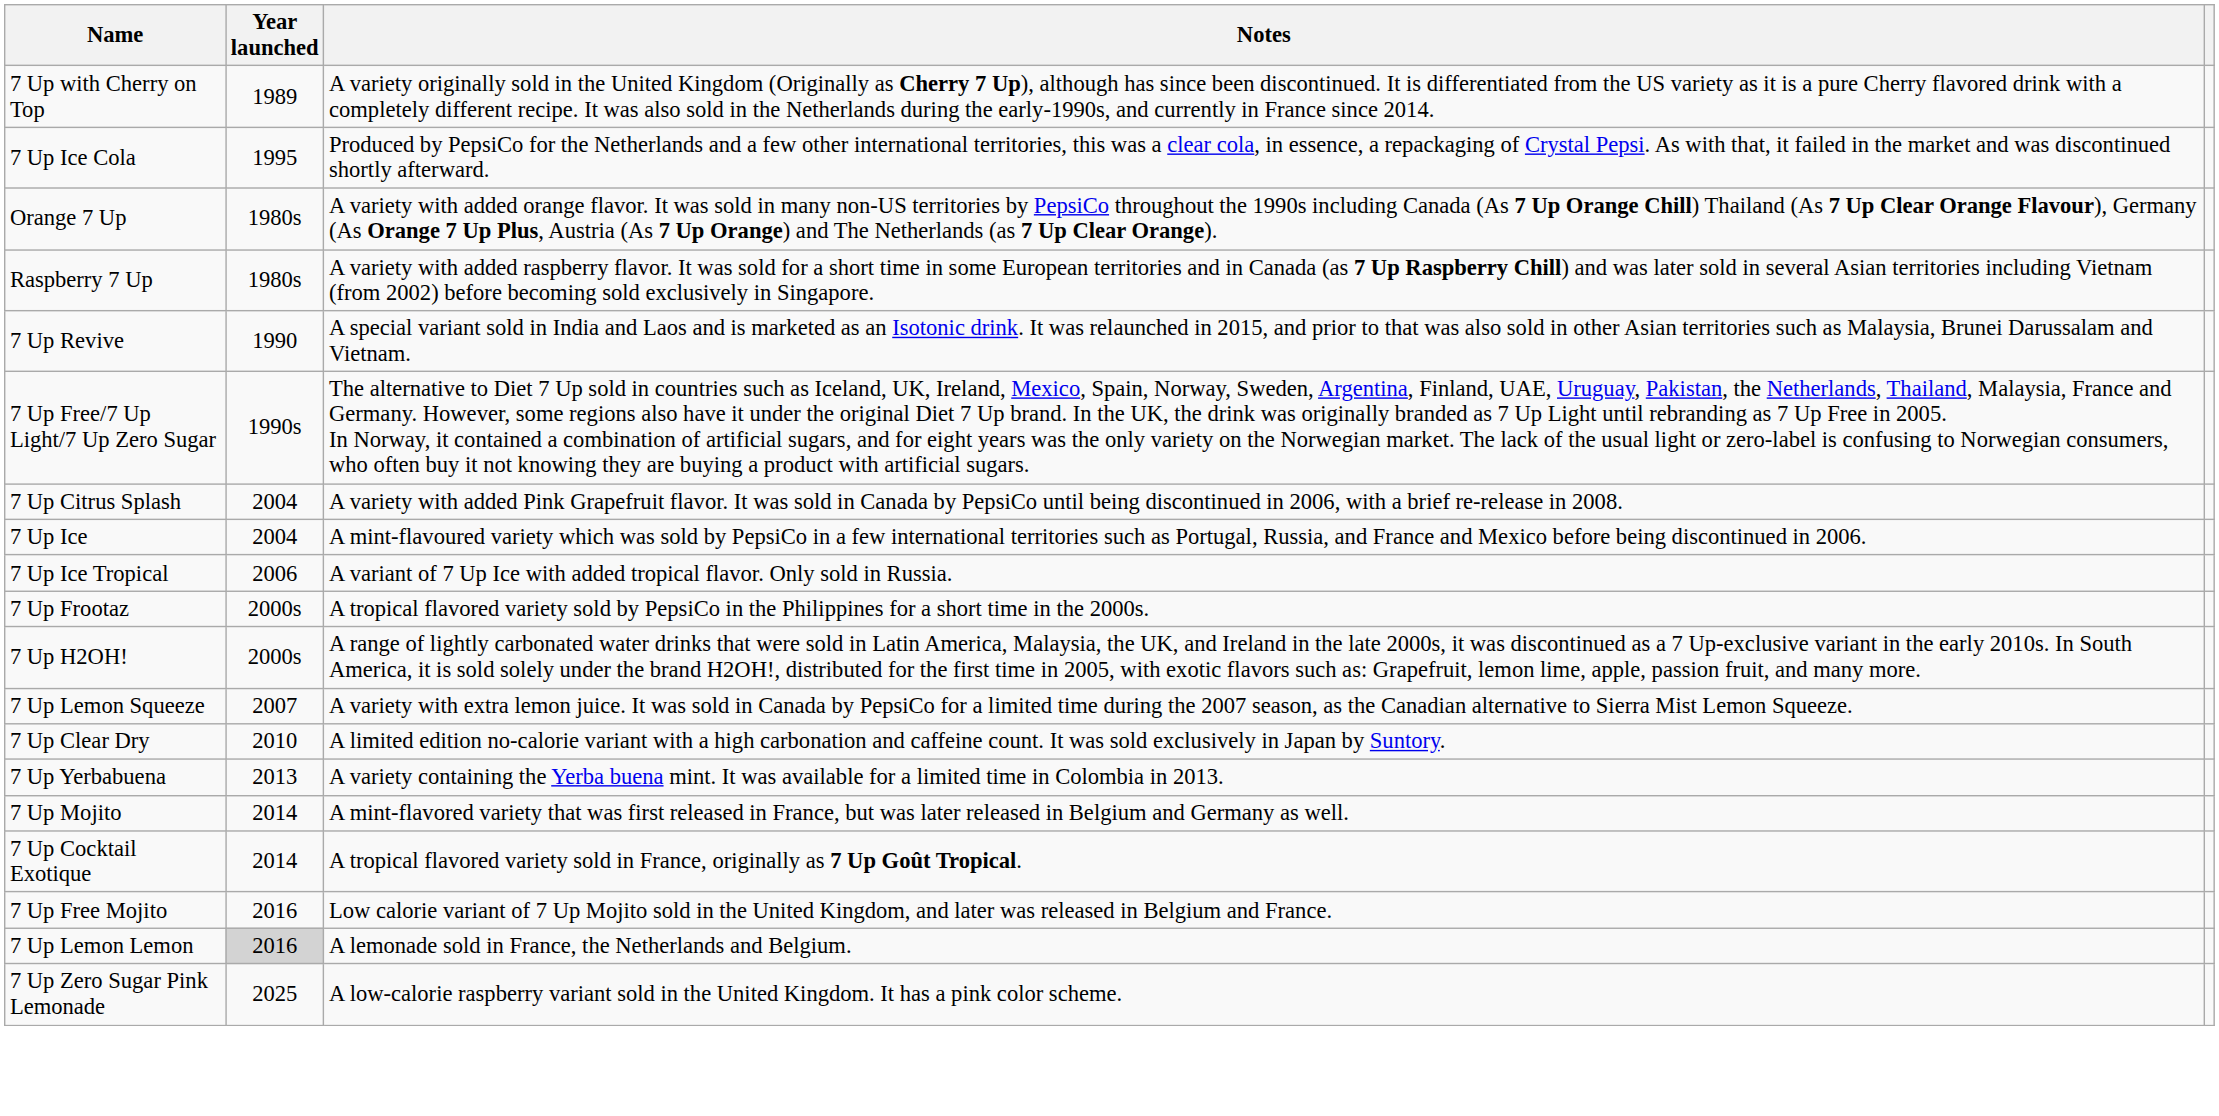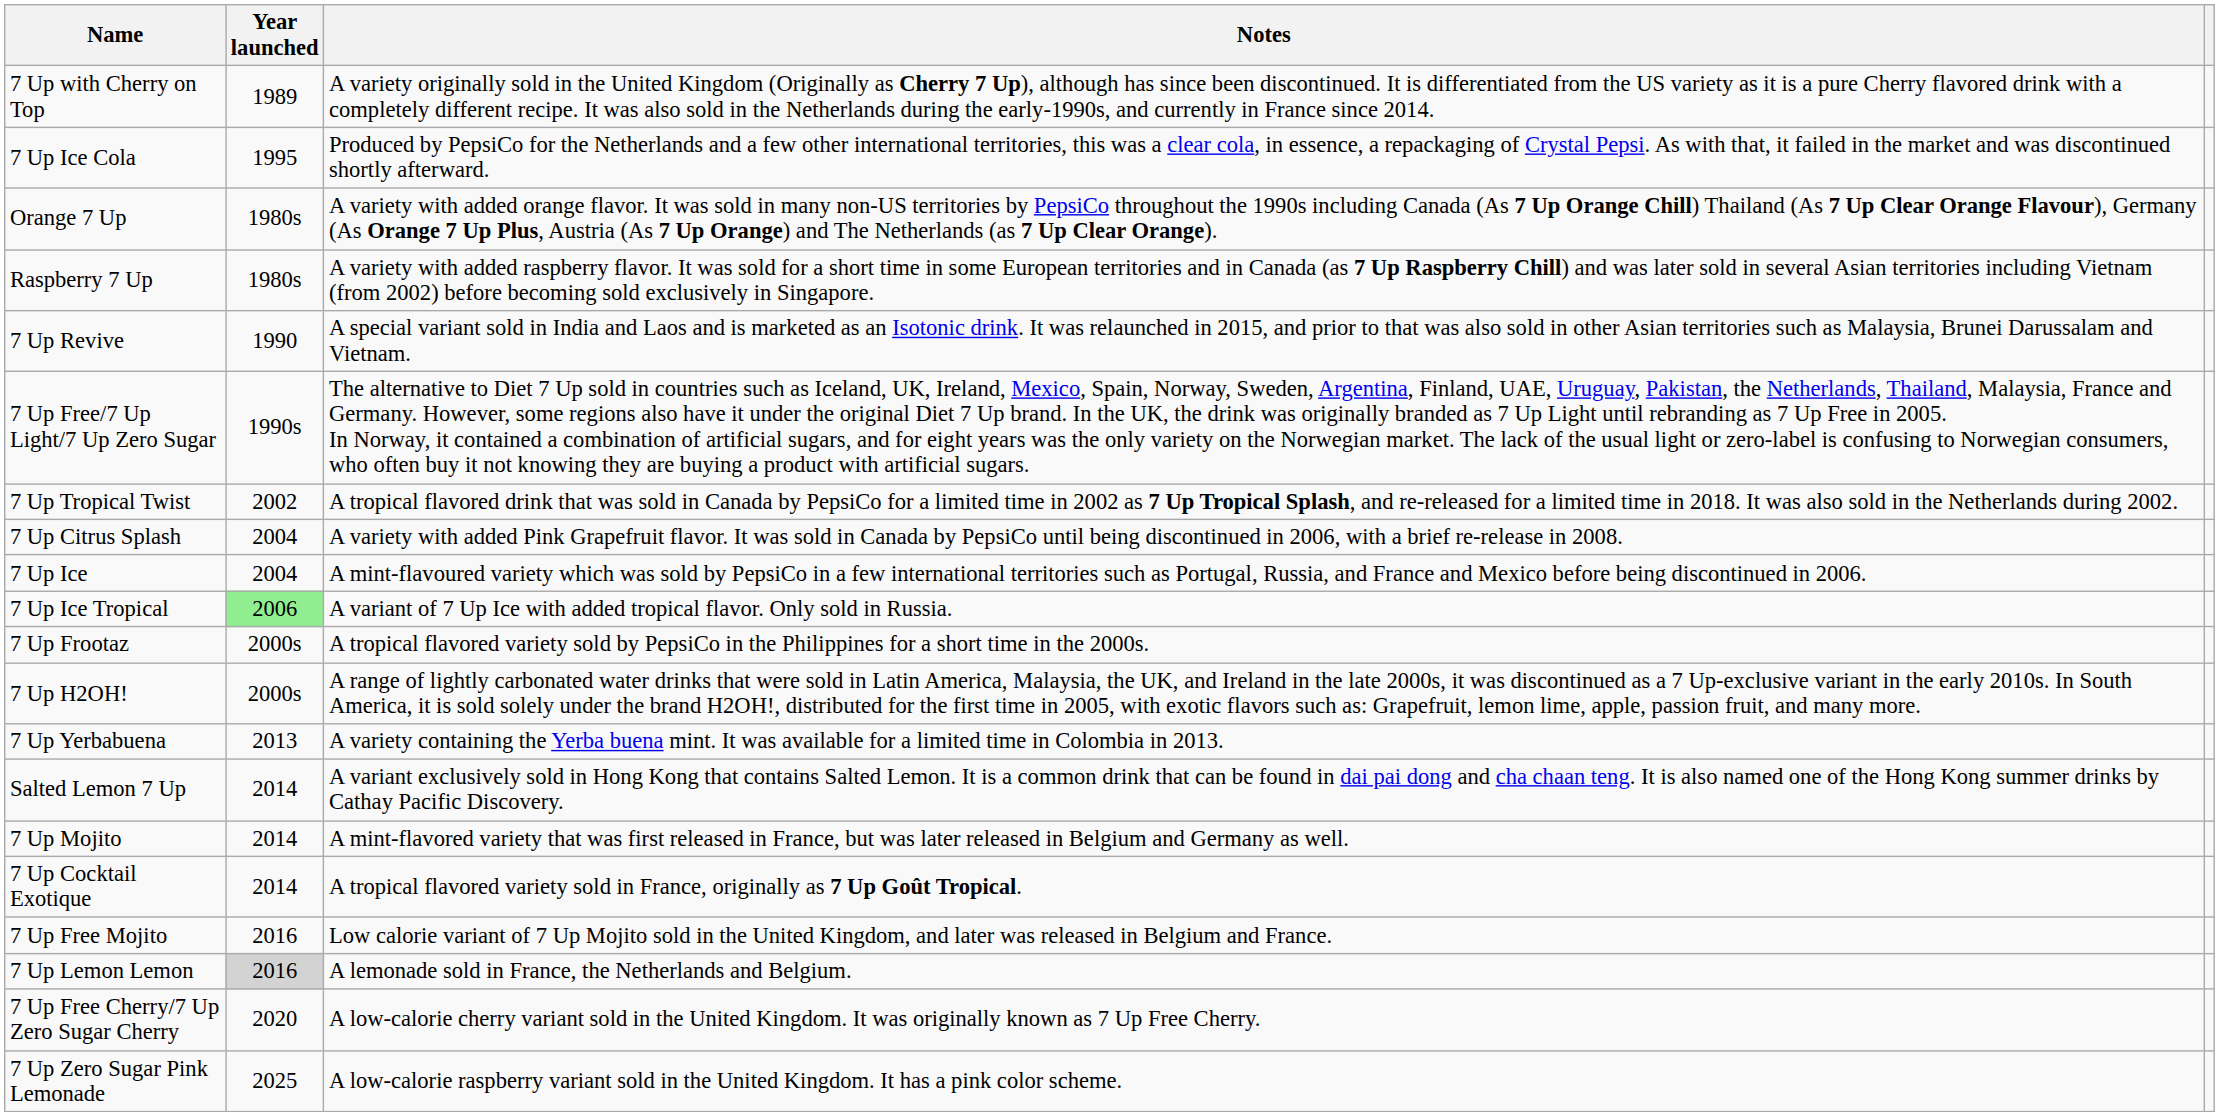+ row: (100, 501)
(275, 572) no background -> (275, 608) lightgreen background
- row: (107, 705)
- row: (80, 741)
+ row: (98, 789)
+ row: (115, 1019)
